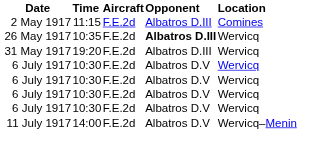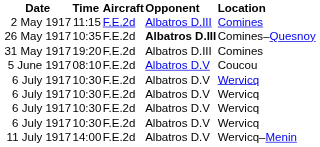(238, 36) Wervicq -> (267, 36) Comines–Quesnoy
(238, 51) Wervicq -> (240, 51) Comines
+ row: (39, 65)
